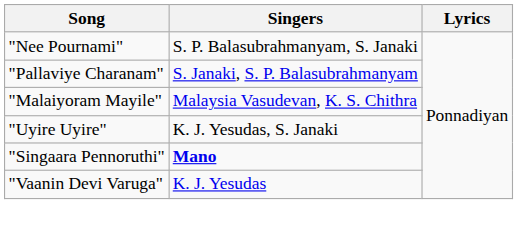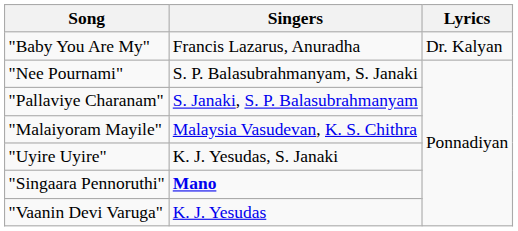+ row: (79, 45)
